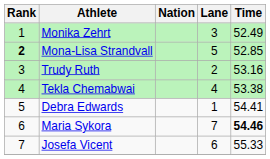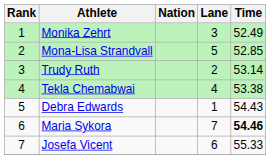(22, 51) bold -> (22, 51) normal
(248, 70) 53.16 -> (248, 70) 53.14
(248, 107) 54.41 -> (248, 107) 54.43
